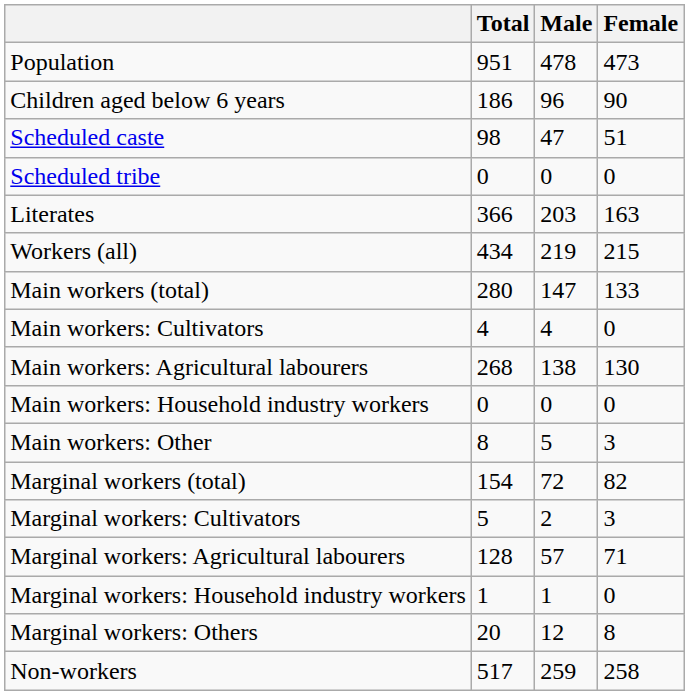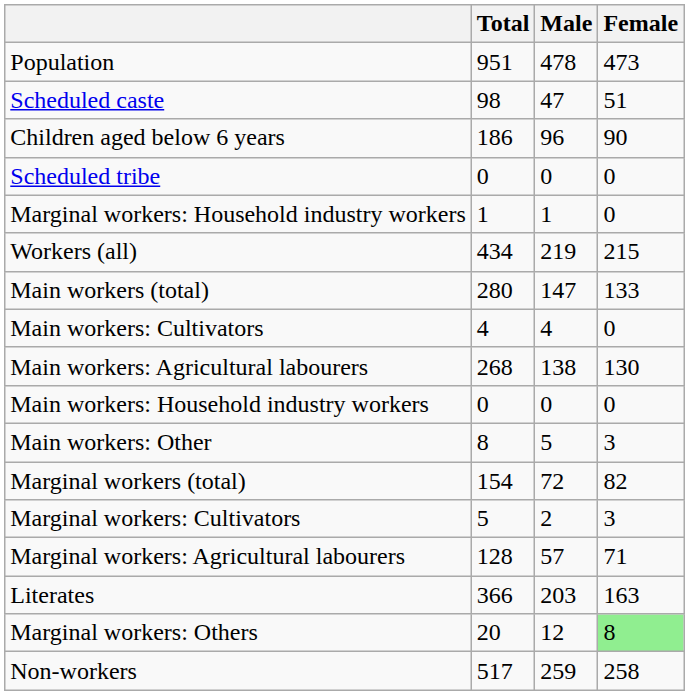rows swapped: (148, 99) <-> (87, 137)
rows swapped: (52, 213) <-> (238, 594)
(609, 632) no background -> (609, 632) lightgreen background
